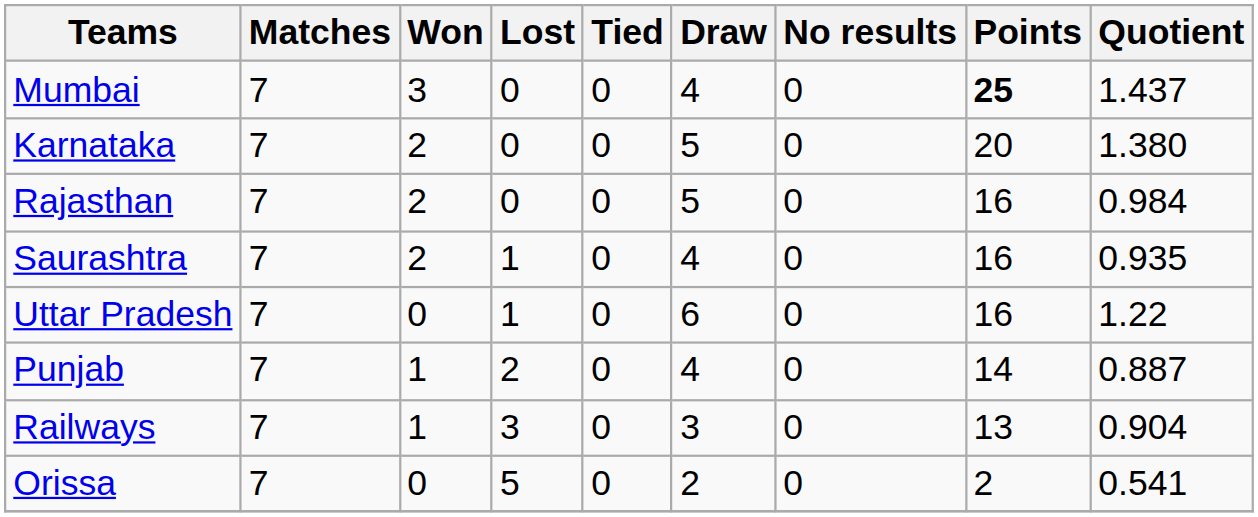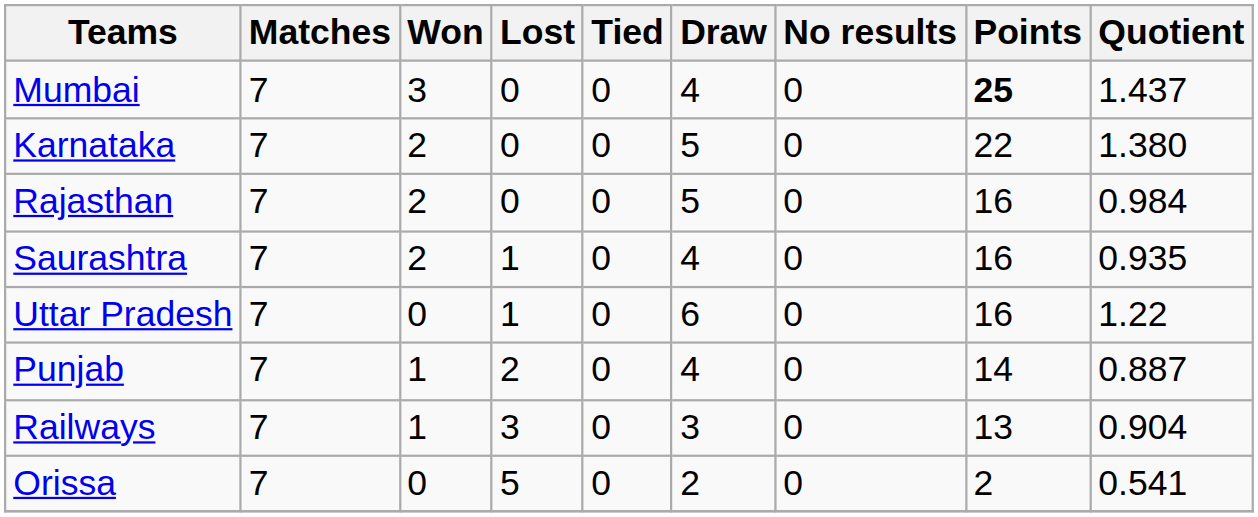(993, 145) 20 -> (993, 145) 22
